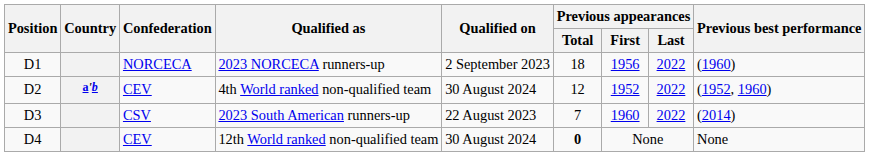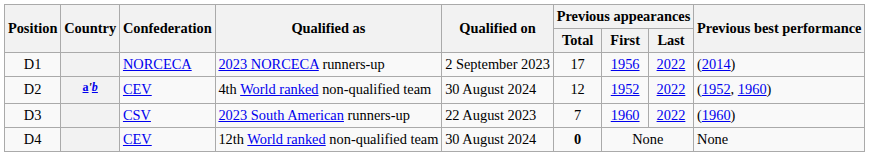(578, 64) 18 -> (578, 64) 17
(716, 64) (1960) -> (716, 64) (2014)
(716, 115) (2014) -> (716, 115) (1960)
